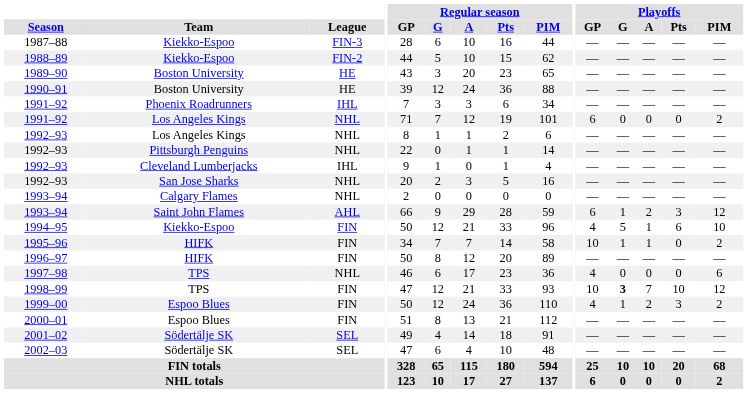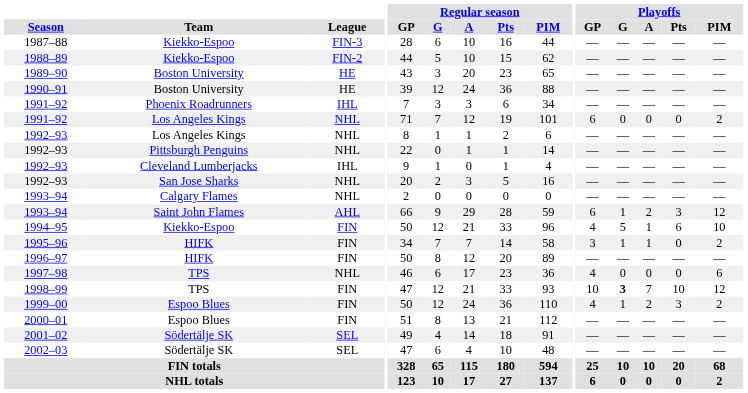(592, 242) 10 -> (592, 242) 3
